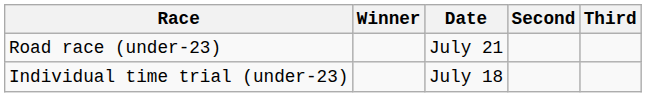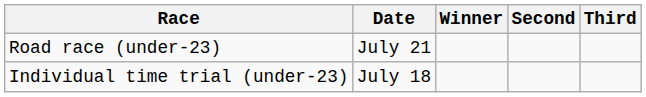columns swapped: (466, 19) <-> (389, 19)
